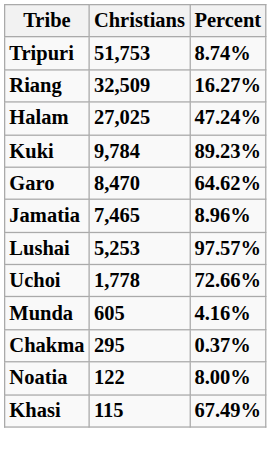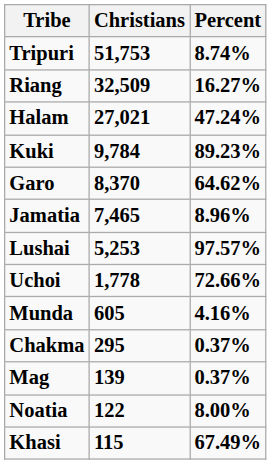(122, 118) 27,025 -> (122, 118) 27,021
(117, 183) 8,470 -> (117, 183) 8,370
+ row: (29, 378)
